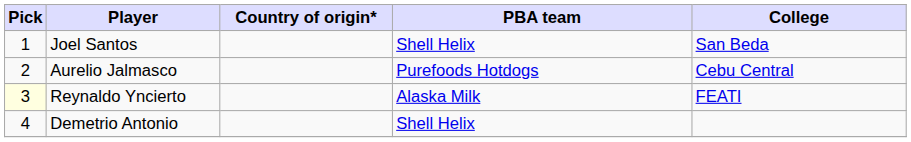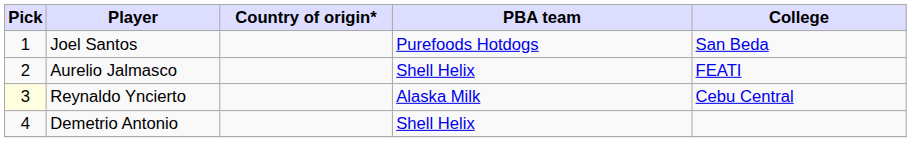(436, 44) Shell Helix -> (467, 44) Purefoods Hotdogs
(467, 70) Purefoods Hotdogs -> (436, 70) Shell Helix
(745, 70) Cebu Central -> (719, 70) FEATI
(719, 96) FEATI -> (745, 96) Cebu Central
